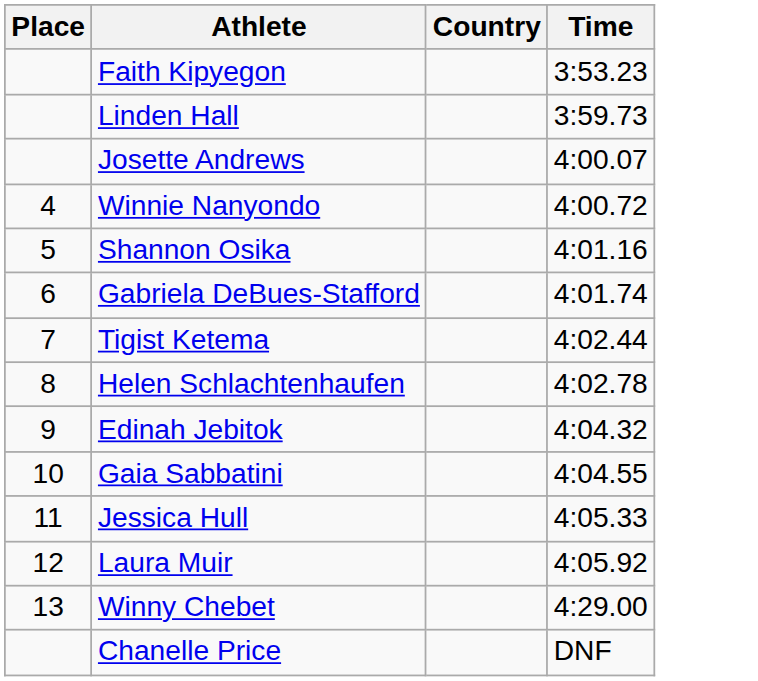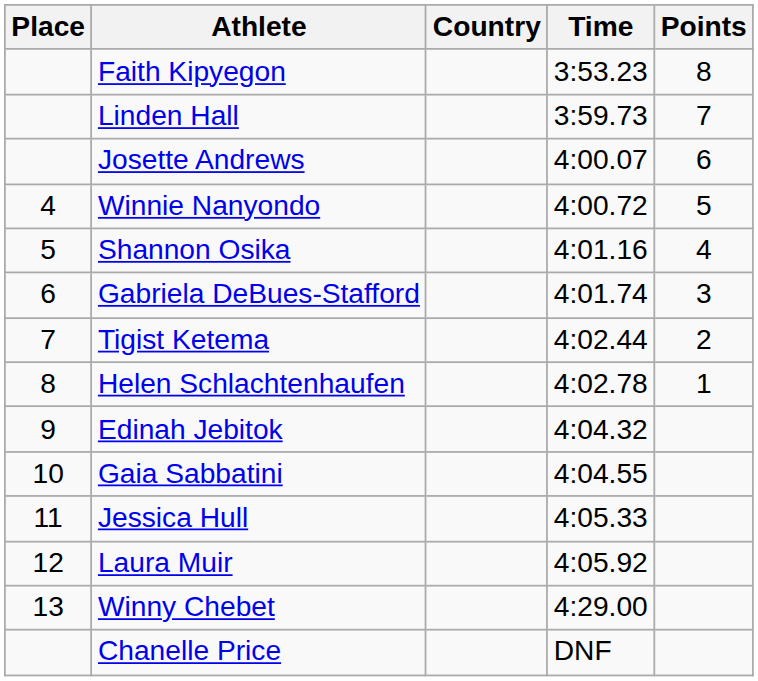+ column: (704, 26)
